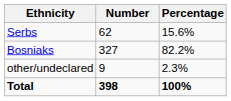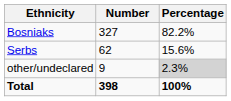rows swapped: (30, 50) <-> (22, 31)
(175, 68) no background -> (175, 68) lightgrey background
